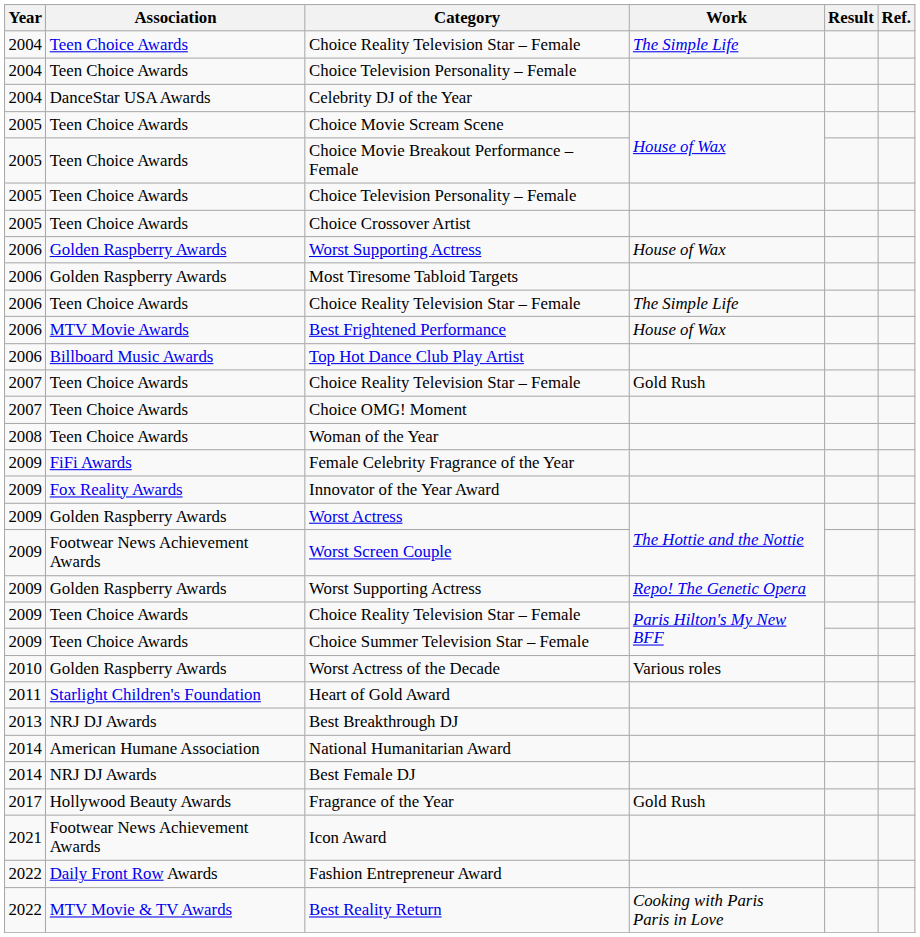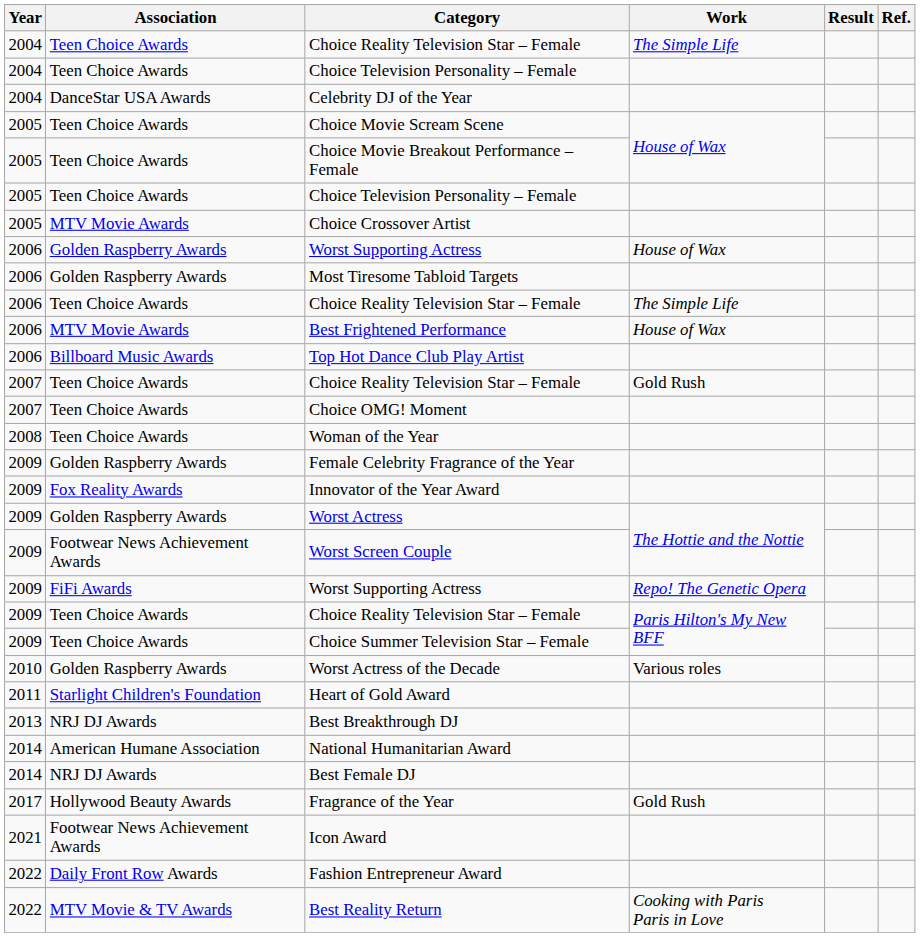(119, 223) Teen Choice Awards -> (119, 223) MTV Movie Awards
(91, 463) FiFi Awards -> (138, 463) Golden Raspberry Awards
(138, 588) Golden Raspberry Awards -> (91, 588) FiFi Awards
